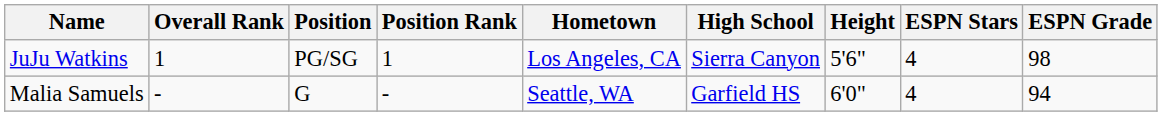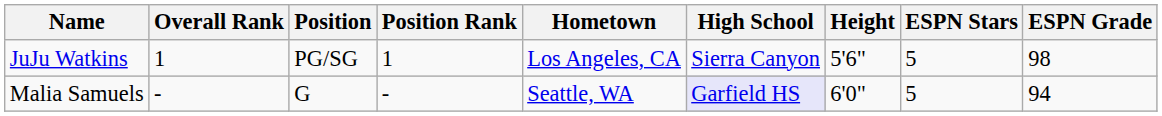(911, 57) 4 -> (911, 57) 5
(746, 93) no background -> (746, 93) lavender background
(911, 93) 4 -> (911, 93) 5
